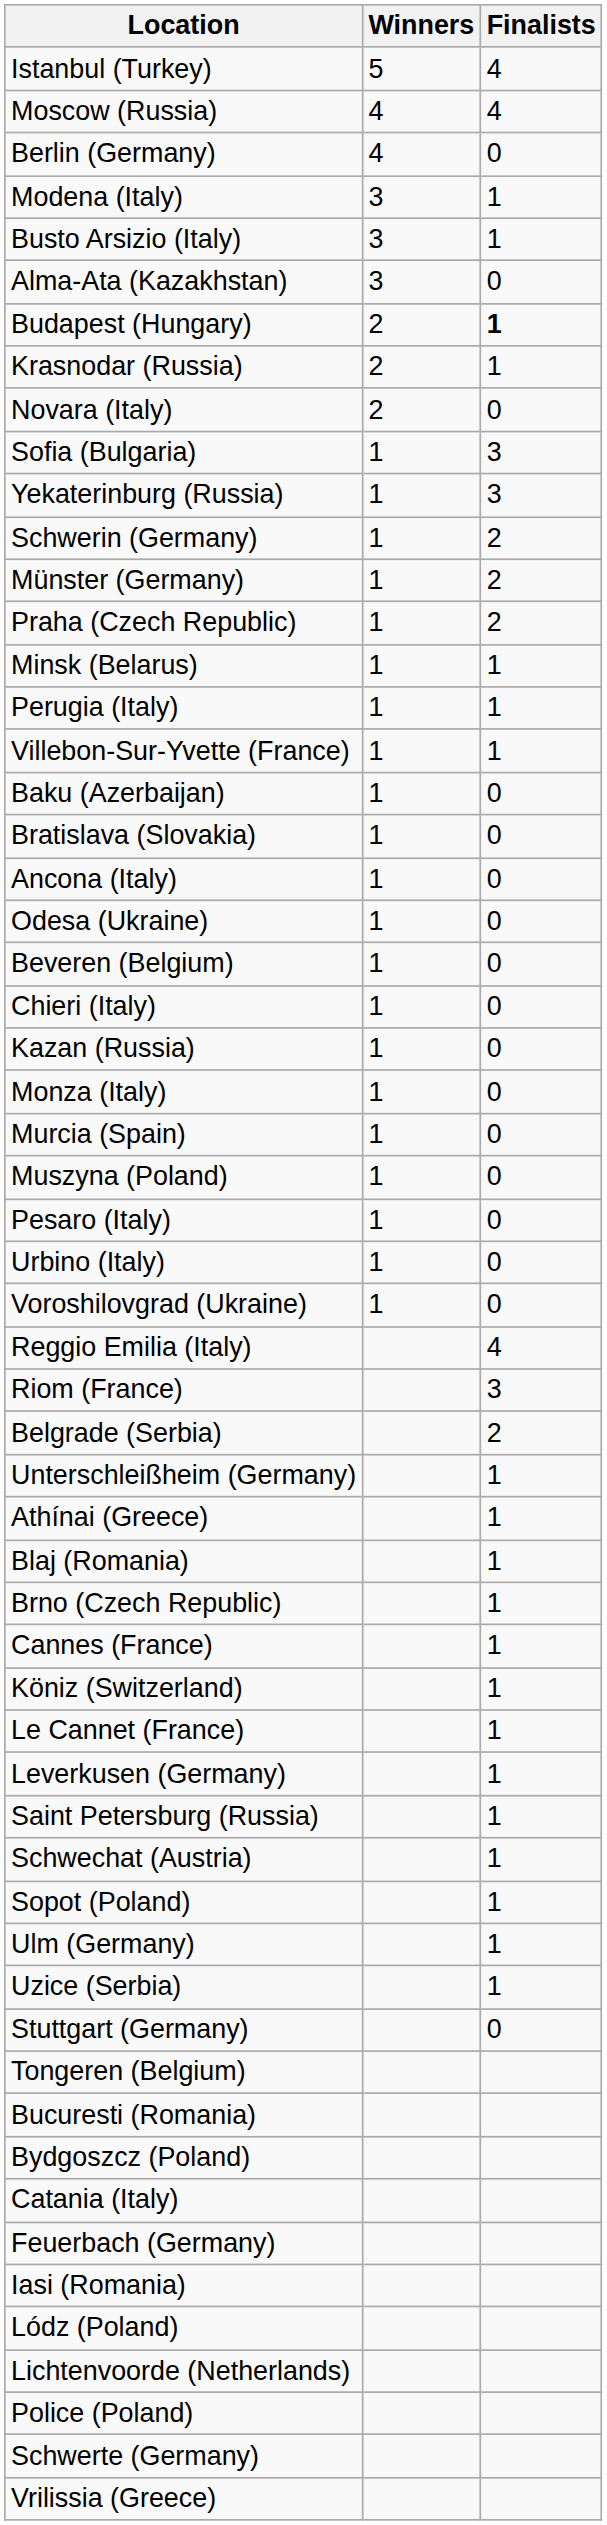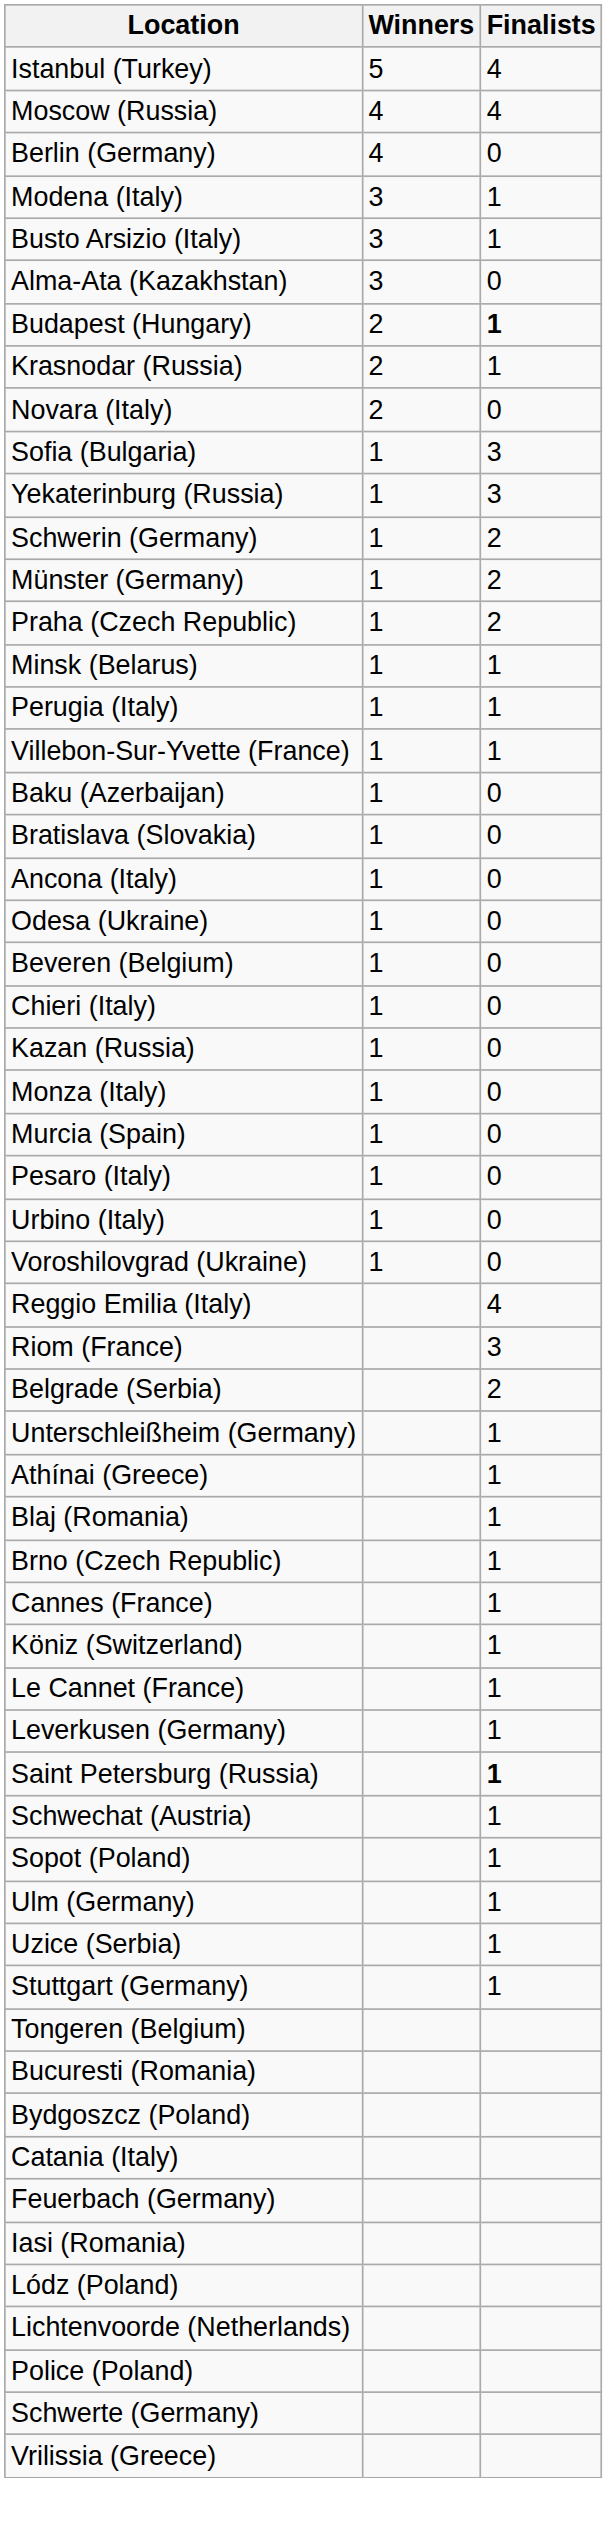- row: (119, 1176)
(494, 1816) normal -> (494, 1773) bold
(494, 2029) 0 -> (494, 1986) 1
